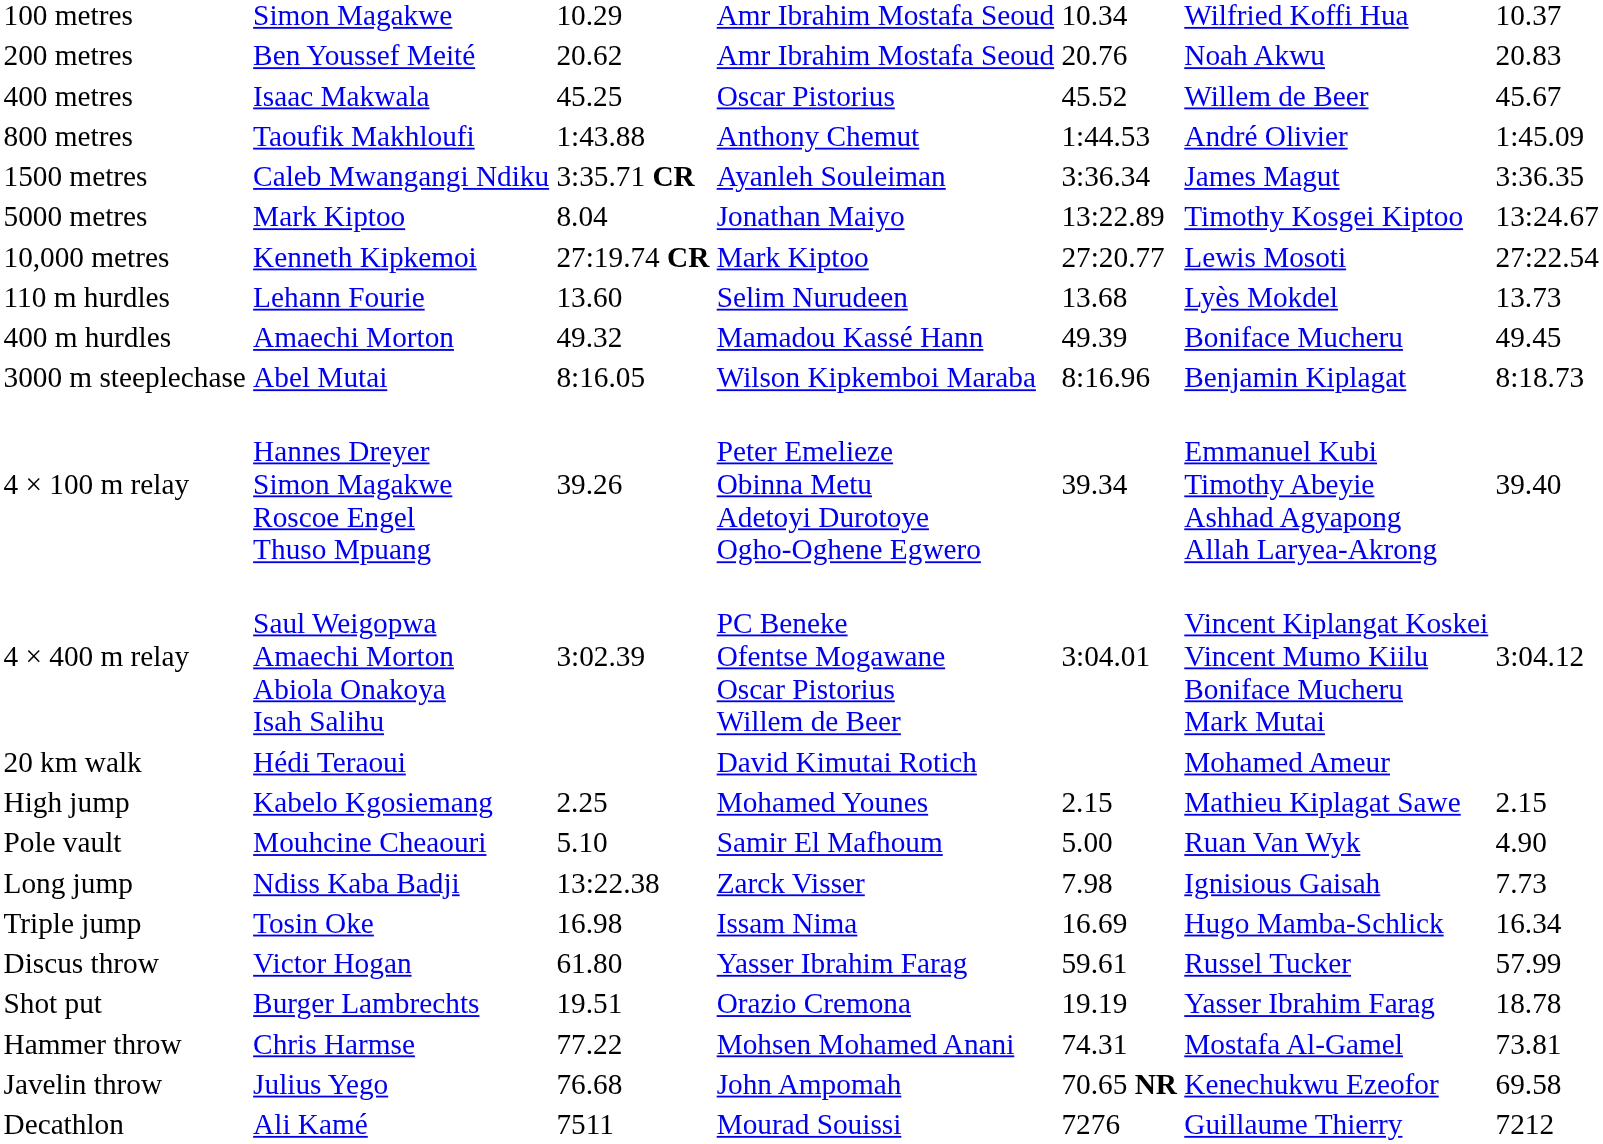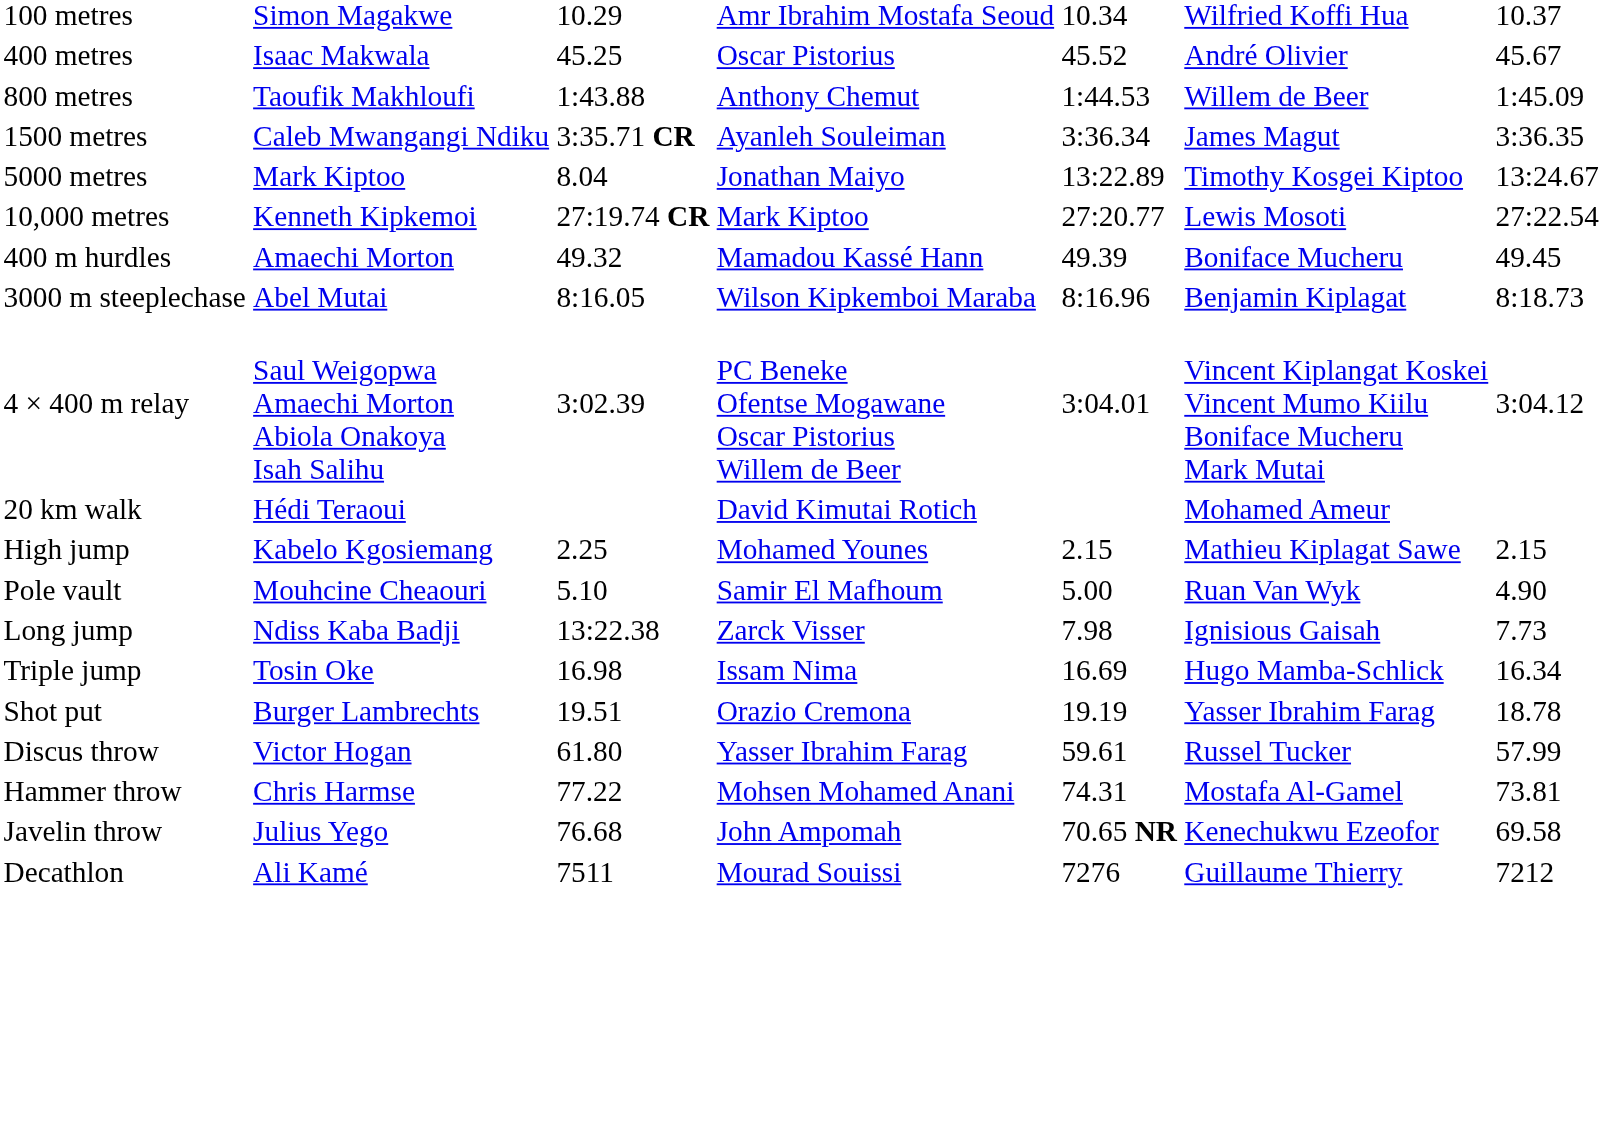- row: (68, 55)
(1276, 96) Willem de Beer -> (1266, 55) André Olivier
(1266, 136) André Olivier -> (1276, 96) Willem de Beer
- row: (87, 297)
- row: (96, 484)
rows swapped: (53, 1003) <-> (81, 963)
